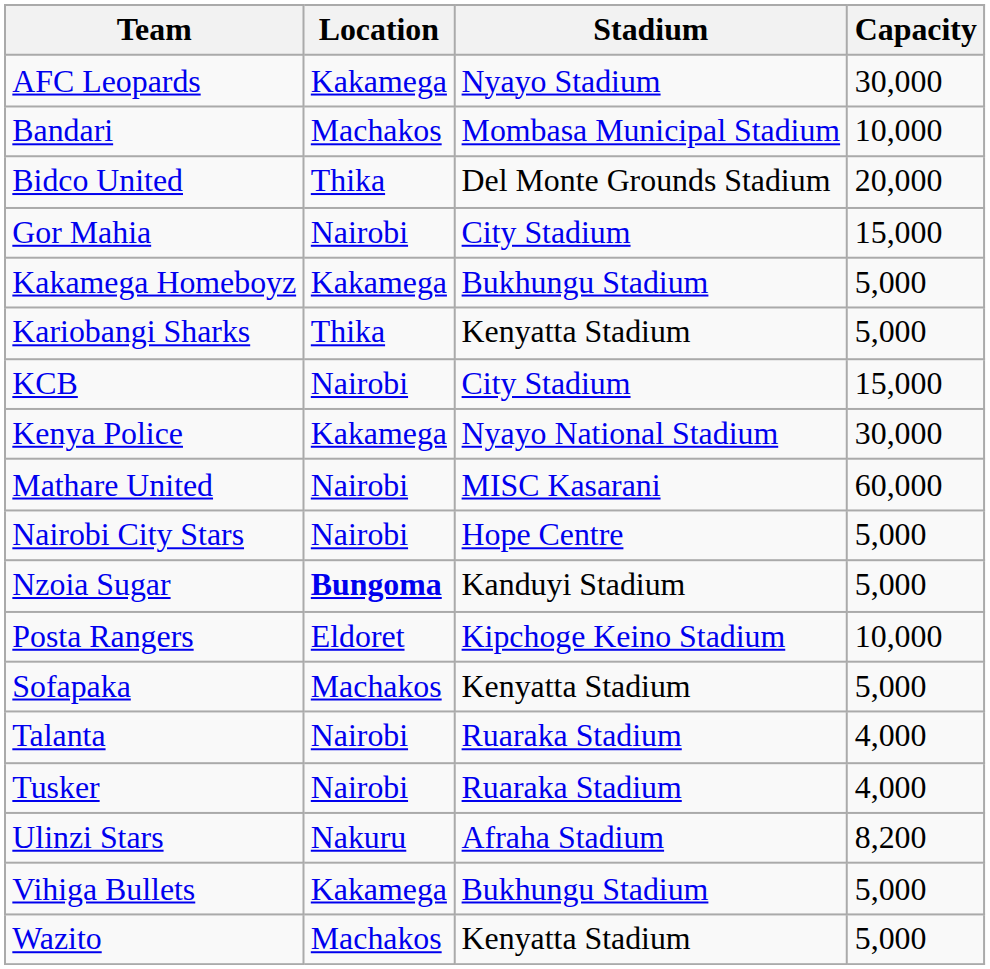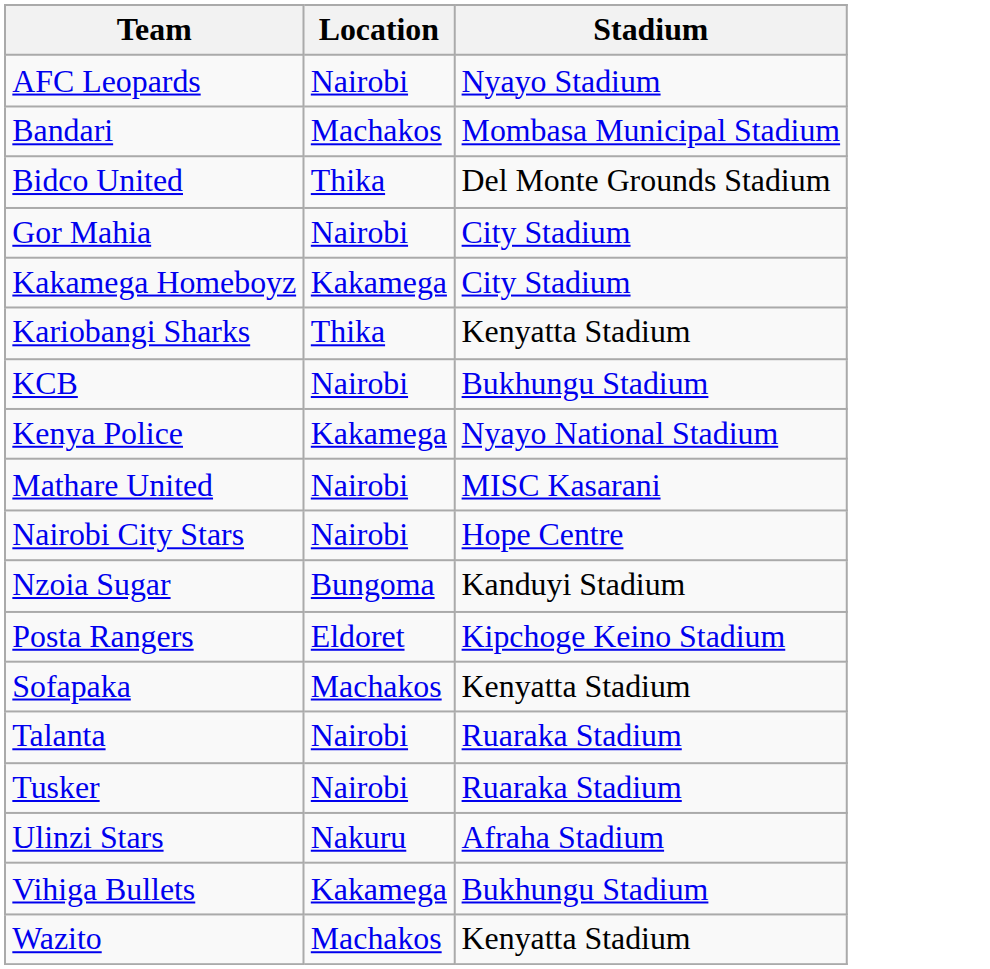- column: (916, 29)
(379, 80) Kakamega -> (359, 80) Nairobi
(585, 282) Bukhungu Stadium -> (546, 282) City Stadium
(546, 383) City Stadium -> (585, 383) Bukhungu Stadium
(376, 585) bold -> (373, 585) normal
